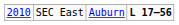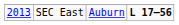(19, 13) 2010 -> (19, 13) 2013
